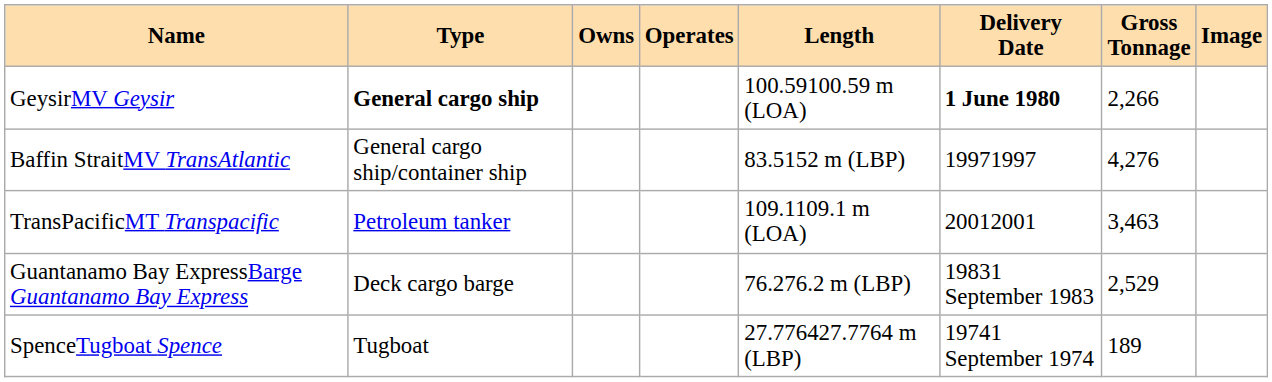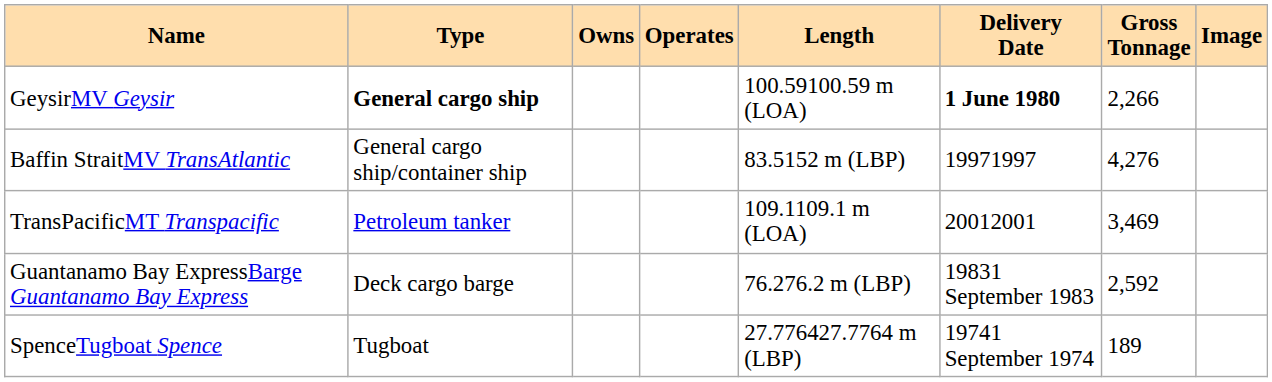(1133, 221) 3,463 -> (1133, 221) 3,469
(1133, 283) 2,529 -> (1133, 283) 2,592
